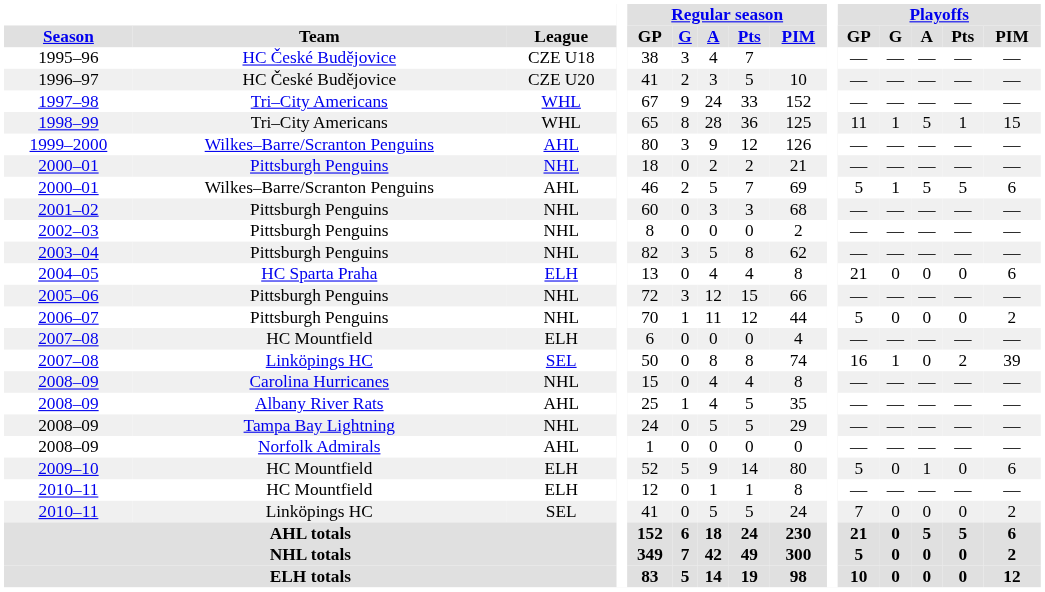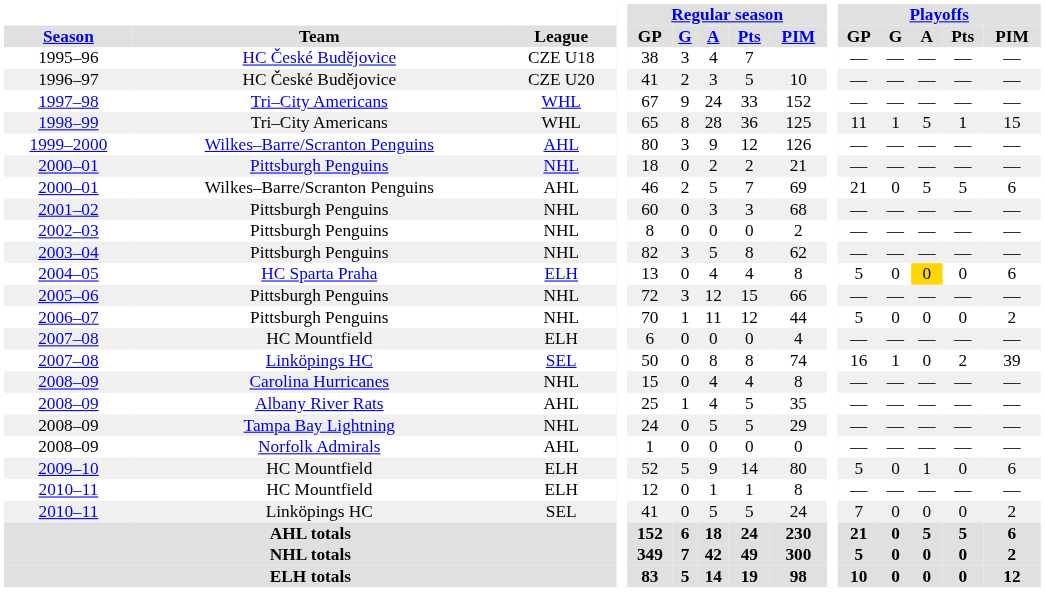(859, 187) 5 -> (859, 187) 21
(895, 187) 1 -> (895, 187) 0
(859, 273) 21 -> (859, 273) 5
(927, 273) no background -> (927, 273) gold background
